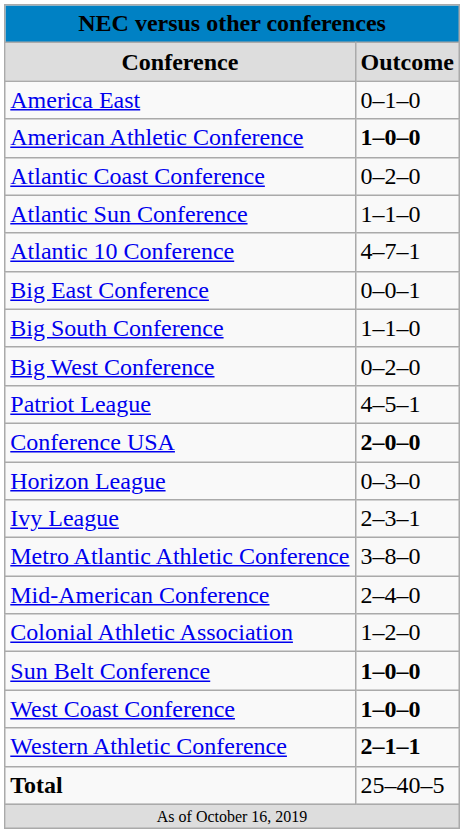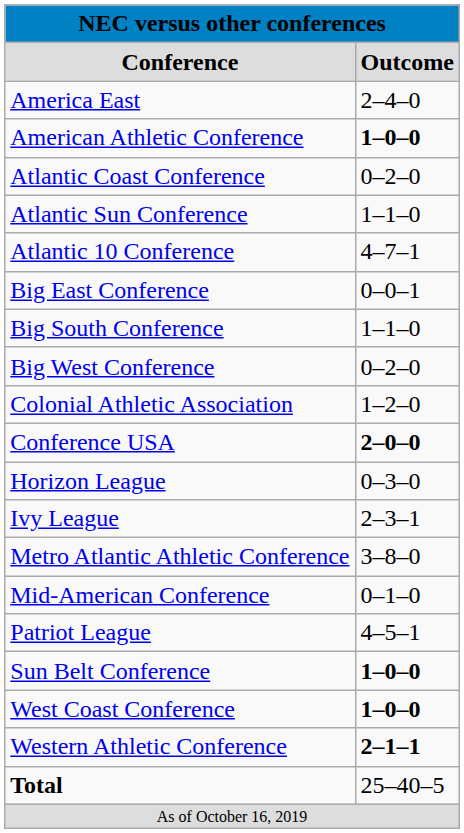(391, 99) 0–1–0 -> (391, 99) 2–4–0
rows swapped: (152, 632) <-> (81, 404)
(391, 594) 2–4–0 -> (391, 594) 0–1–0
